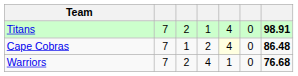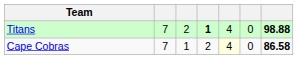(208, 29) normal -> (208, 29) bold
(277, 29) 98.91 -> (277, 29) 98.88
(277, 46) 86.48 -> (277, 46) 86.58
- row: (27, 63)
